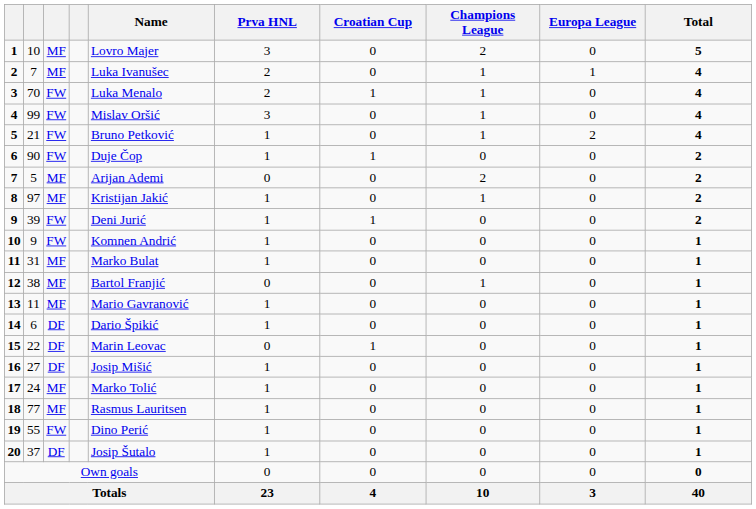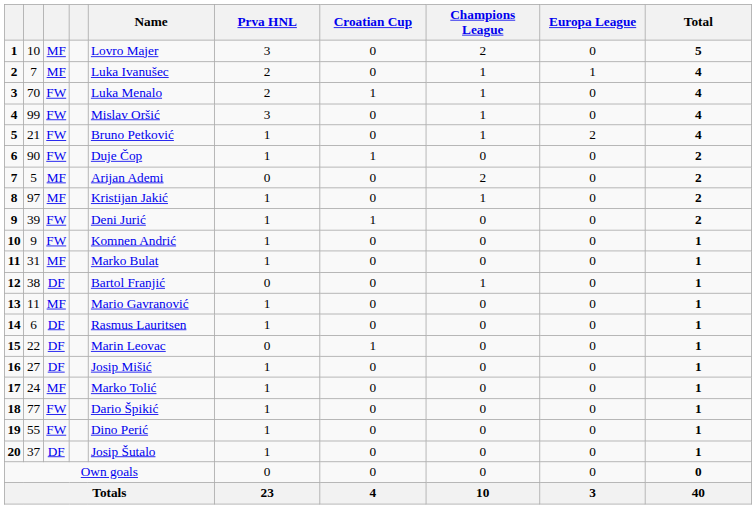(56, 282) MF -> (56, 282) DF
(125, 324) Dario Špikić -> (139, 324) Rasmus Lauritsen
(56, 409) MF -> (56, 409) FW
(139, 409) Rasmus Lauritsen -> (125, 409) Dario Špikić
